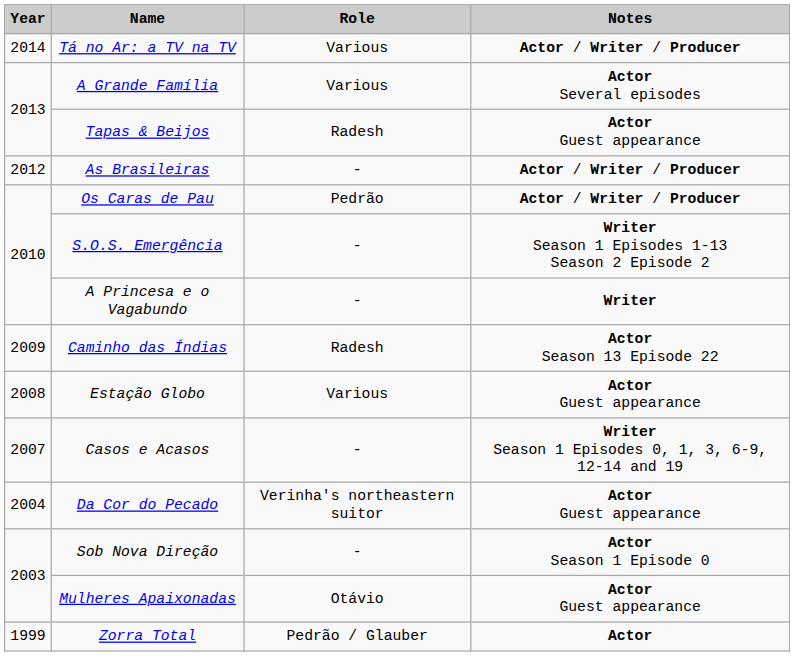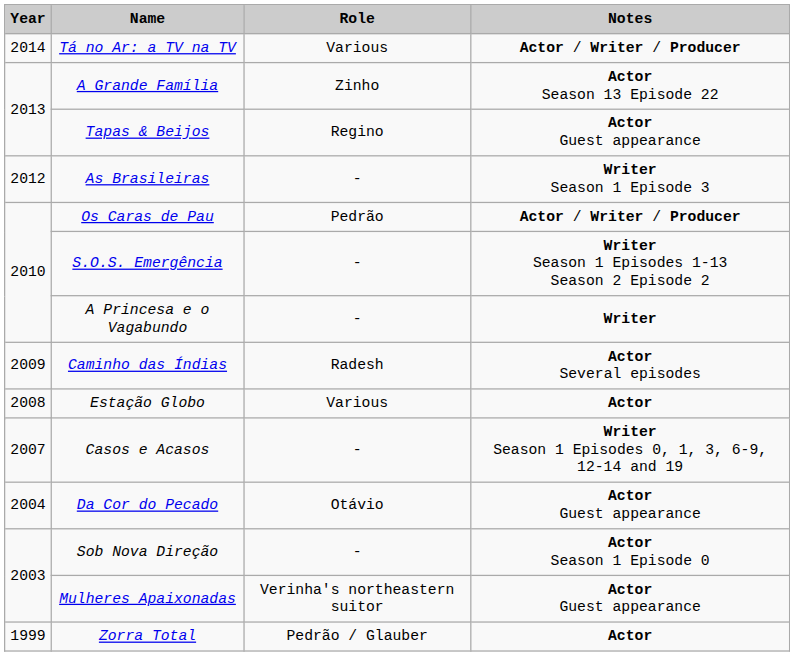(357, 86) Various -> (357, 86) Zinho
(630, 86) Actor Several episodes -> (630, 86) Actor Season 13 Episode 22
(357, 133) Radesh -> (357, 133) Regino
(630, 170) Actor / Writer / Producer -> (630, 179) Writer Season 1 Episode 3
(630, 348) Actor Season 13 Episode 22 -> (630, 366) Actor Several episodes
(630, 395) Actor Guest appearance -> (630, 403) Actor
(357, 505) Verinha's northeastern suitor -> (357, 505) Otávio
(357, 599) Otávio -> (357, 599) Verinha's northeastern suitor
